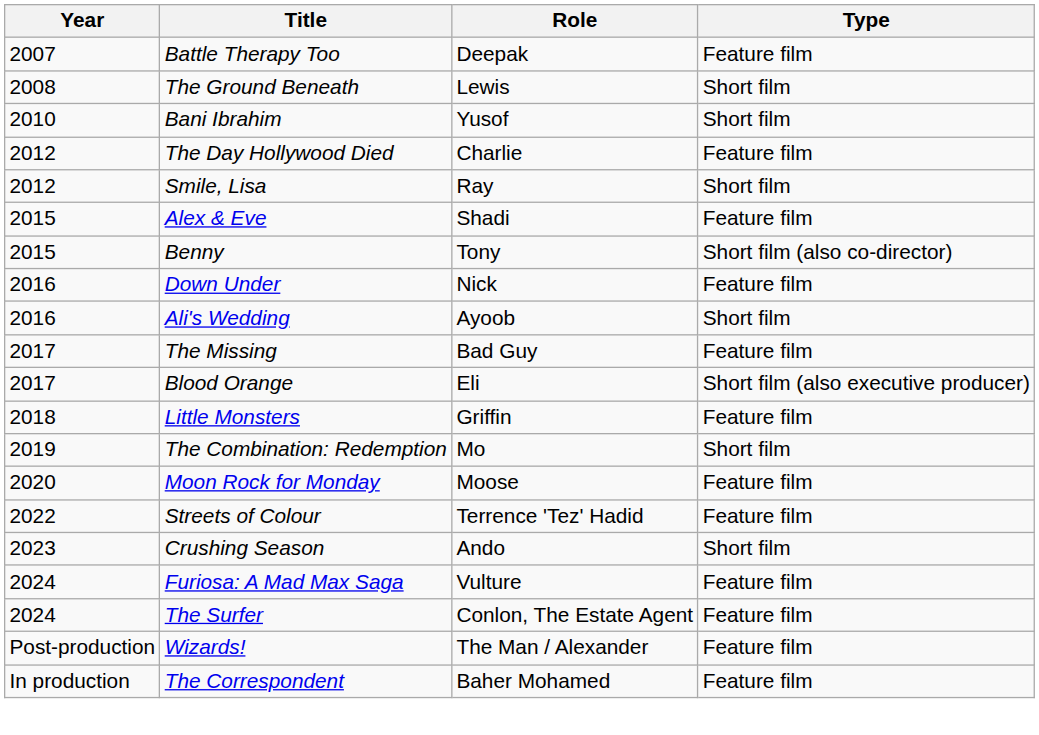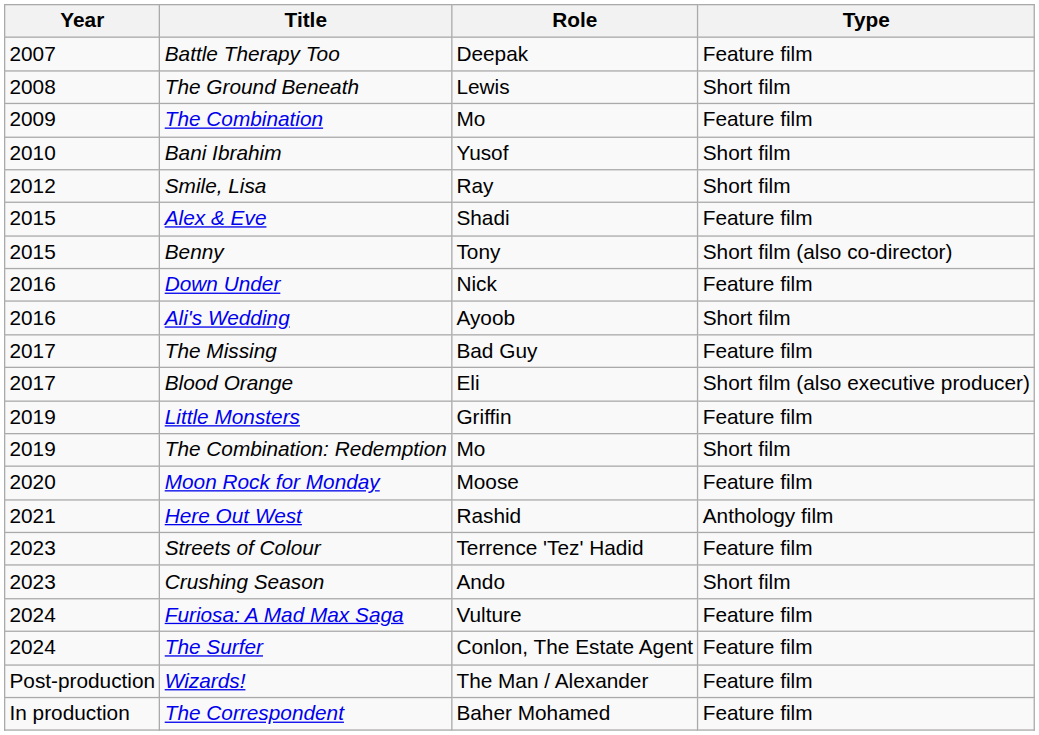+ row: (244, 119)
- row: (279, 152)
(33, 416) 2018 -> (33, 416) 2019
+ row: (233, 515)
(33, 515) 2022 -> (33, 548) 2023
